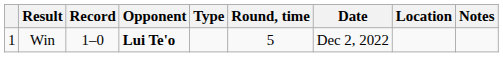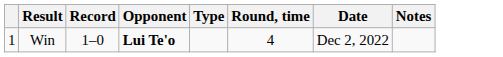- column: (424, 16)
(271, 39) 5 -> (271, 39) 4
